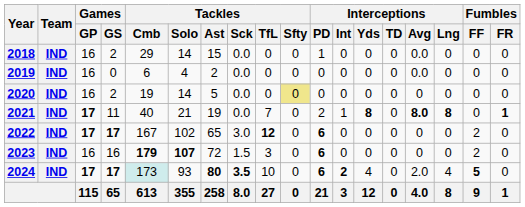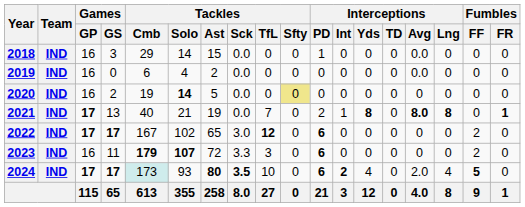(113, 53) 2 -> (113, 53) 3
(185, 93) normal -> (185, 93) bold
(113, 113) 11 -> (113, 113) 13
(113, 152) 16 -> (113, 152) 11
(242, 152) 1.5 -> (242, 152) 3.3
